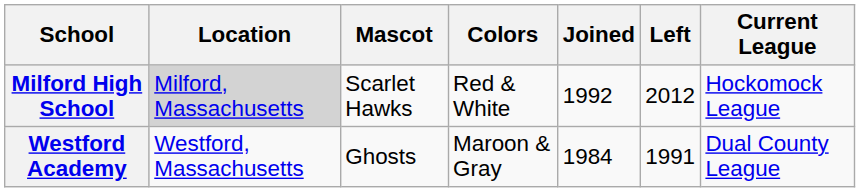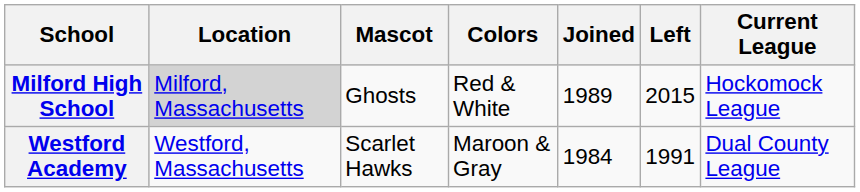(380, 95) Scarlet Hawks -> (381, 95) Ghosts
(588, 95) 1992 -> (588, 95) 1989
(670, 95) 2012 -> (670, 95) 2015
(381, 156) Ghosts -> (380, 156) Scarlet Hawks
